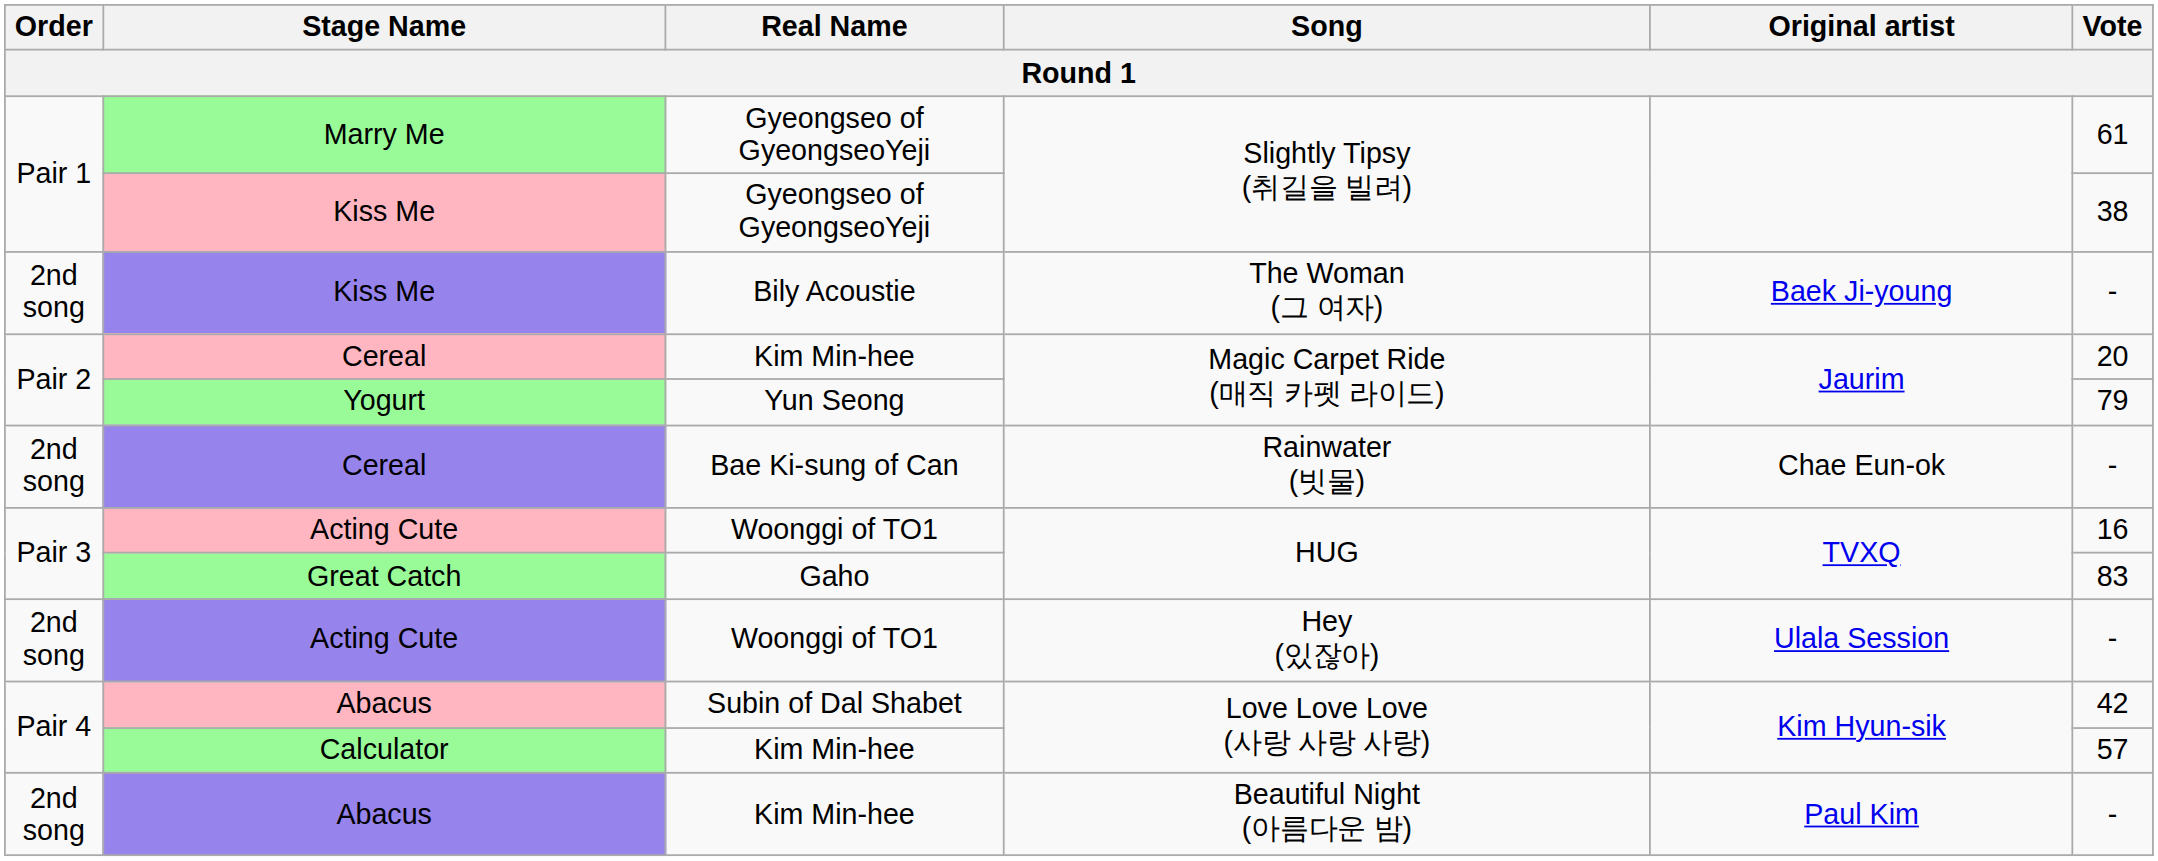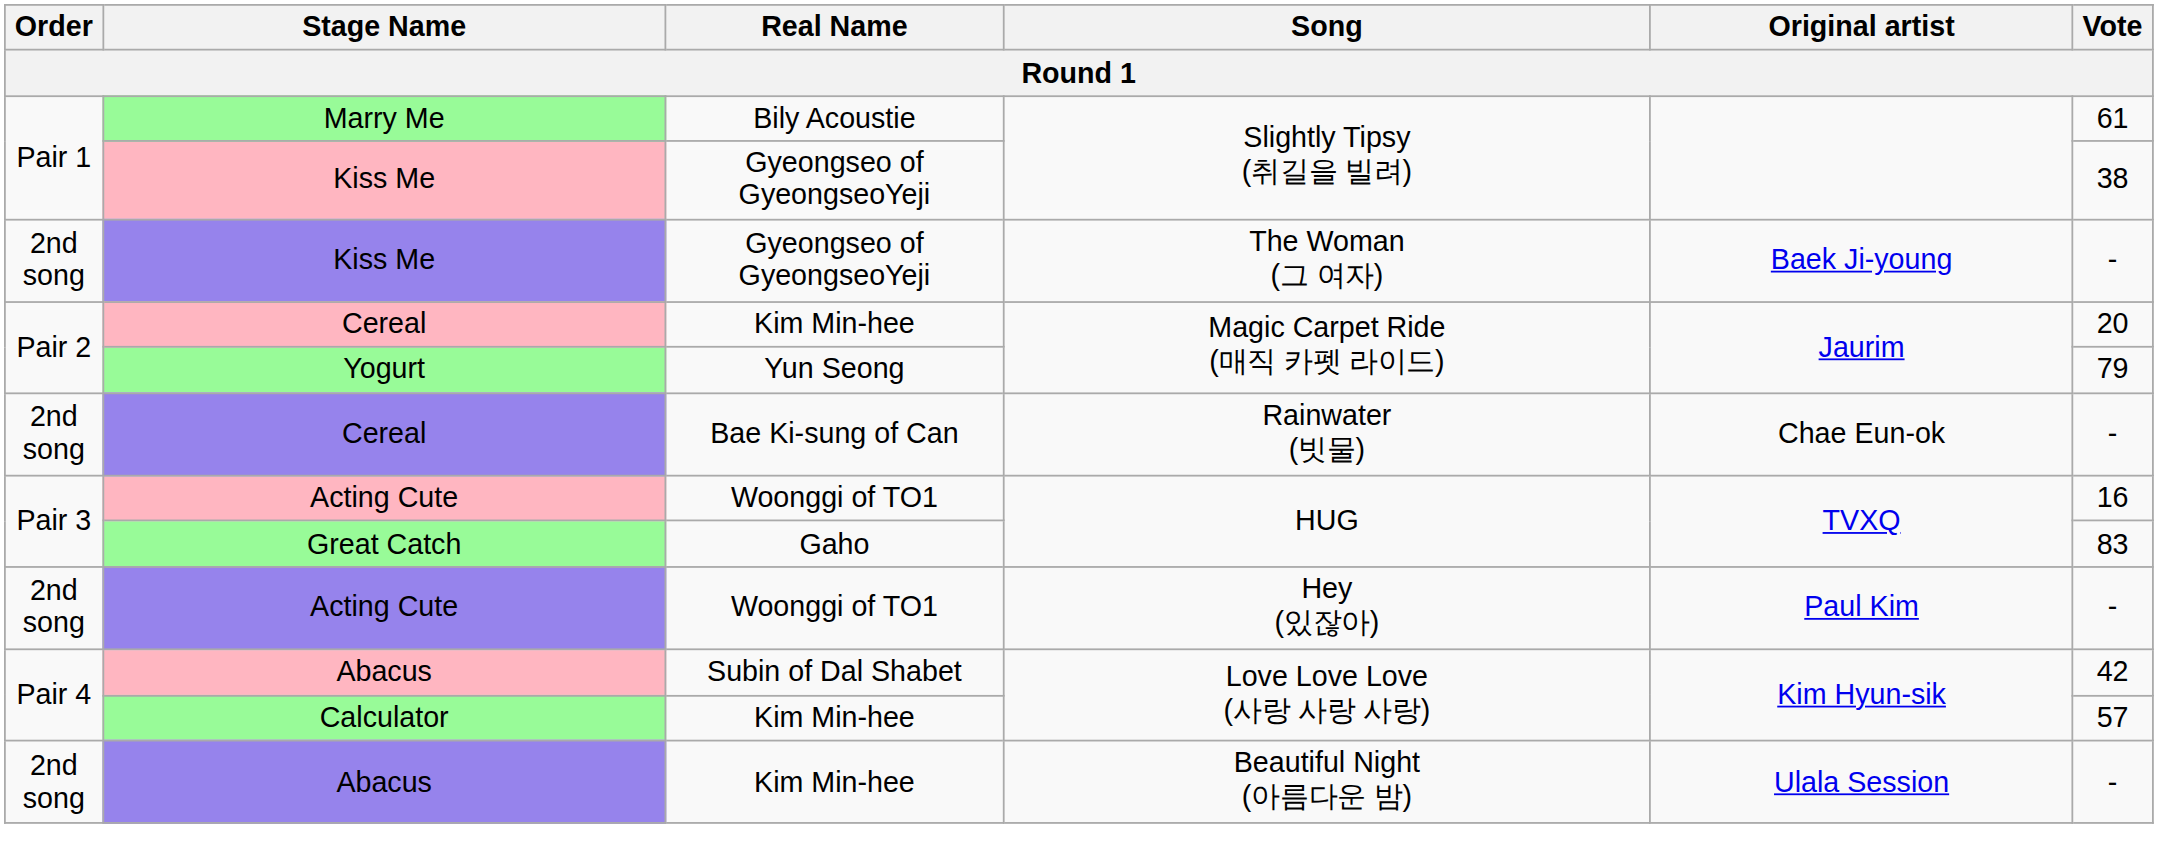(834, 134) Gyeongseo of GyeongseoYeji -> (834, 118) Bily Acoustie
(834, 292) Bily Acoustie -> (834, 259) Gyeongseo of GyeongseoYeji
(1862, 639) Ulala Session -> (1862, 607) Paul Kim
(1862, 813) Paul Kim -> (1862, 781) Ulala Session
